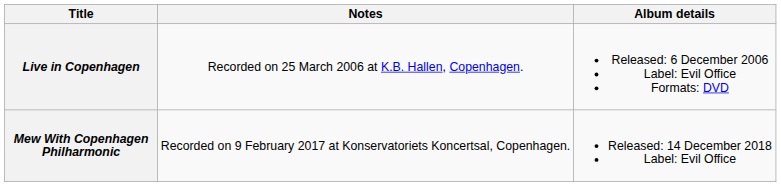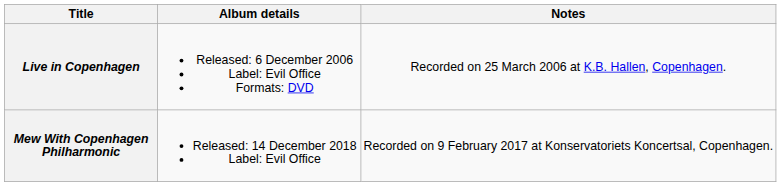columns swapped: (675, 14) <-> (366, 14)
